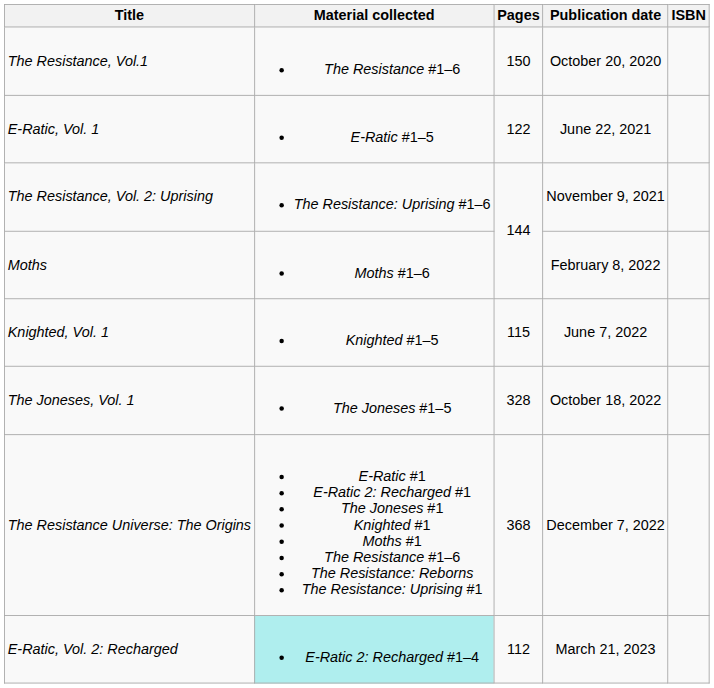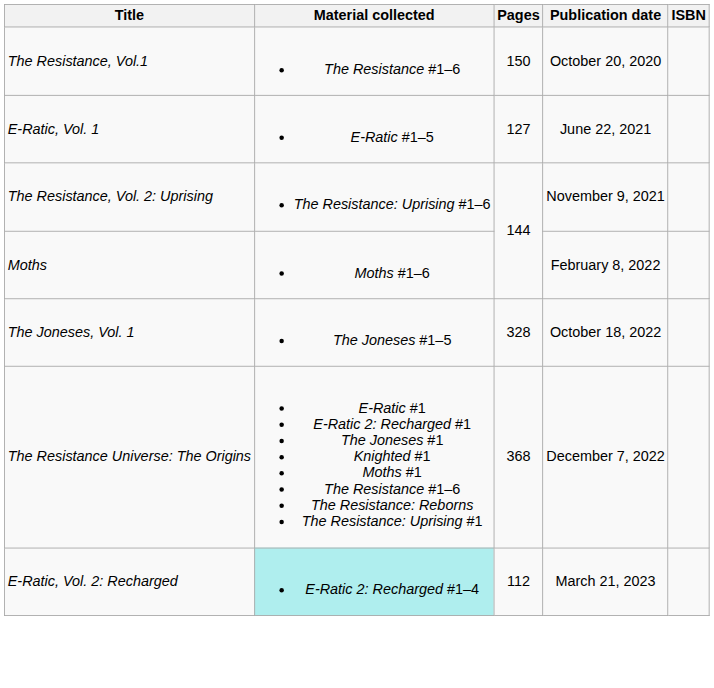(518, 129) 122 -> (518, 129) 127
- row: (58, 332)
